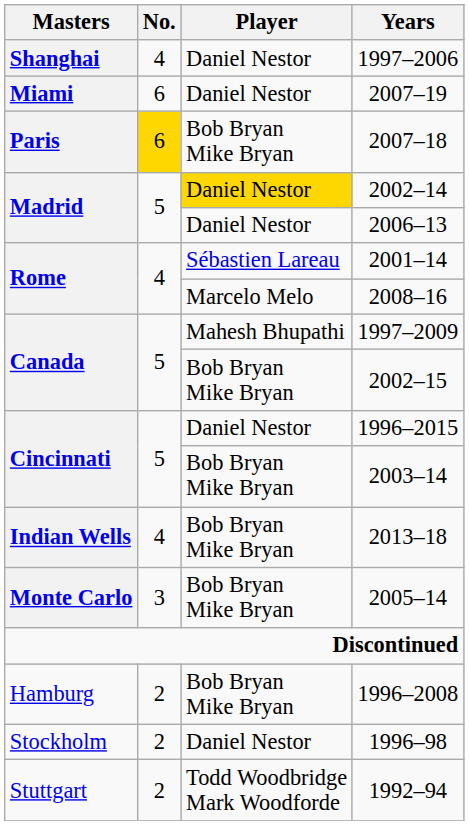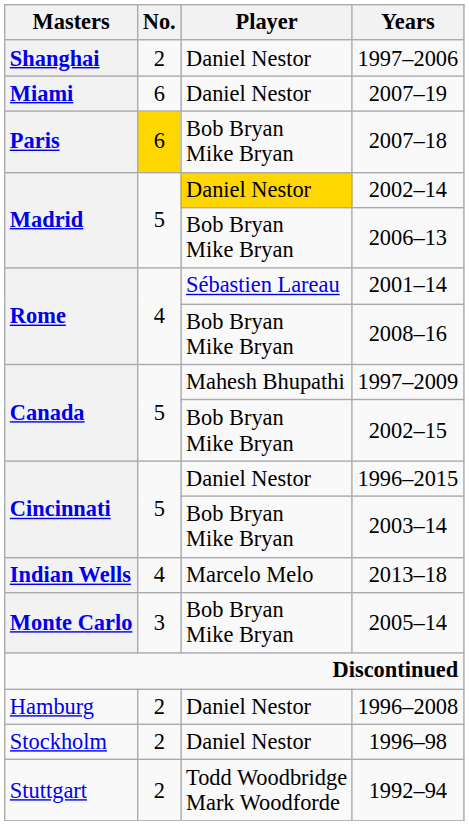(159, 57) 4 -> (159, 57) 2
(249, 225) Daniel Nestor -> (240, 237) Bob Bryan Mike Bryan
(250, 296) Marcelo Melo -> (240, 333) Bob Bryan Mike Bryan
(240, 536) Bob Bryan Mike Bryan -> (250, 574) Marcelo Melo
(240, 693) Bob Bryan Mike Bryan -> (249, 706) Daniel Nestor
